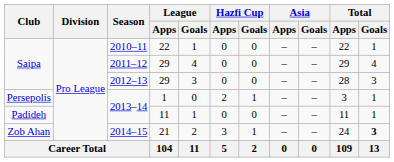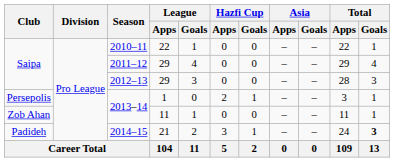(29, 115) Padideh -> (29, 115) Zob Ahan
(29, 132) Zob Ahan -> (29, 132) Padideh
